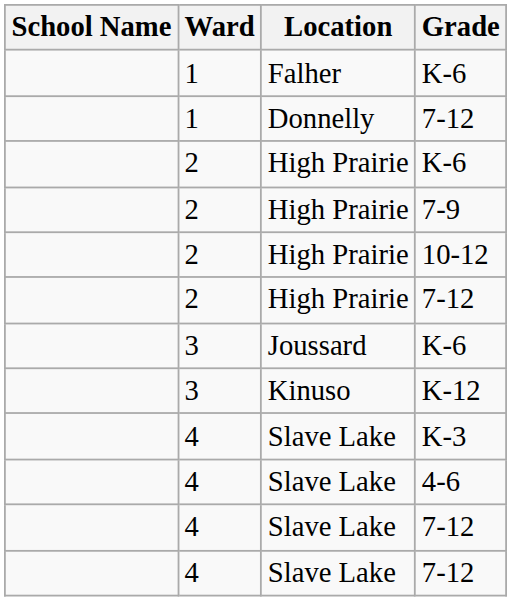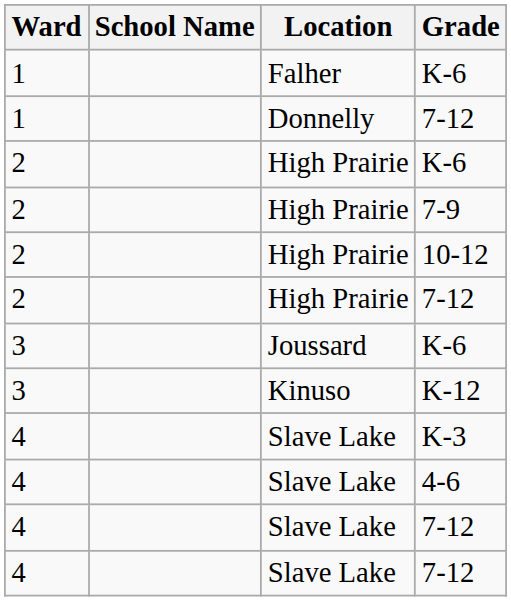columns swapped: (220, 27) <-> (91, 27)
